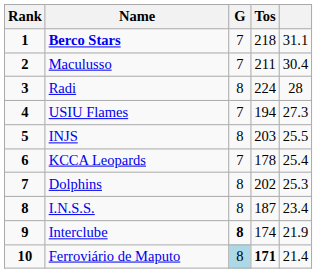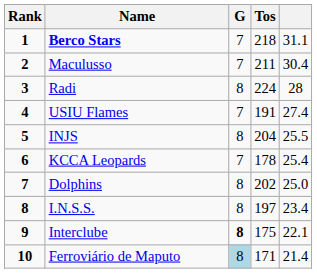(265, 112) 194 -> (265, 112) 191
(296, 112) 27.3 -> (296, 112) 27.4
(265, 136) 203 -> (265, 136) 204
(296, 184) 25.3 -> (296, 184) 25.0
(265, 208) 187 -> (265, 208) 197
(265, 232) 174 -> (265, 232) 175
(296, 232) 21.9 -> (296, 232) 22.1
(265, 256) bold -> (265, 256) normal
